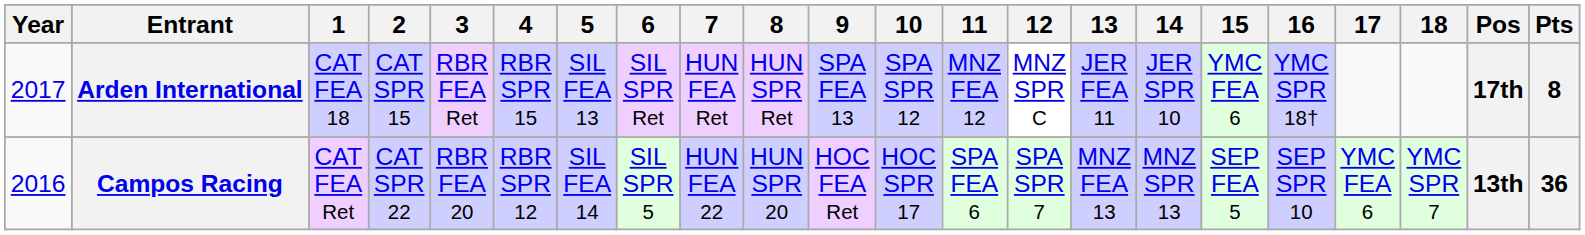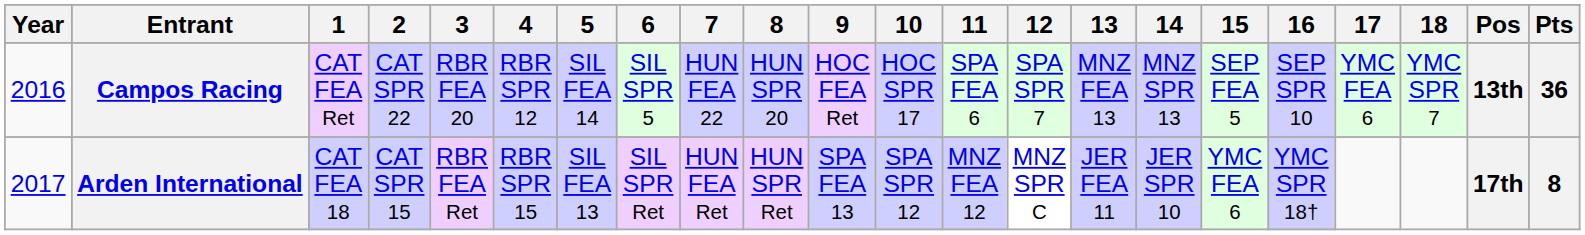rows swapped: (190, 183) <-> (190, 90)
